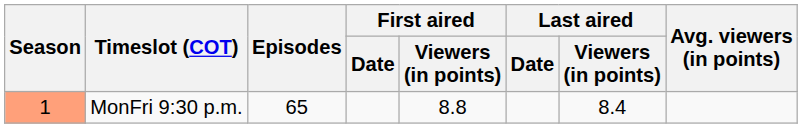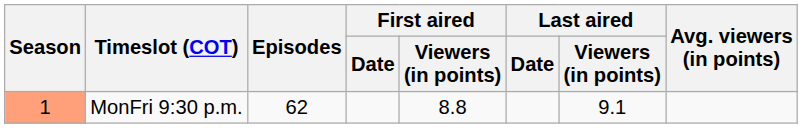(297, 107) 65 -> (297, 107) 62
(612, 107) 8.4 -> (612, 107) 9.1
